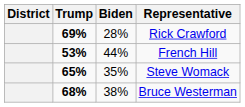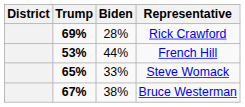(116, 72) 35% -> (116, 72) 33%
(74, 92) 68% -> (74, 92) 67%
